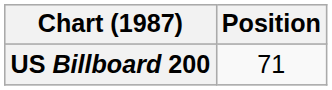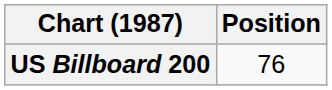(271, 64) 71 -> (271, 64) 76
